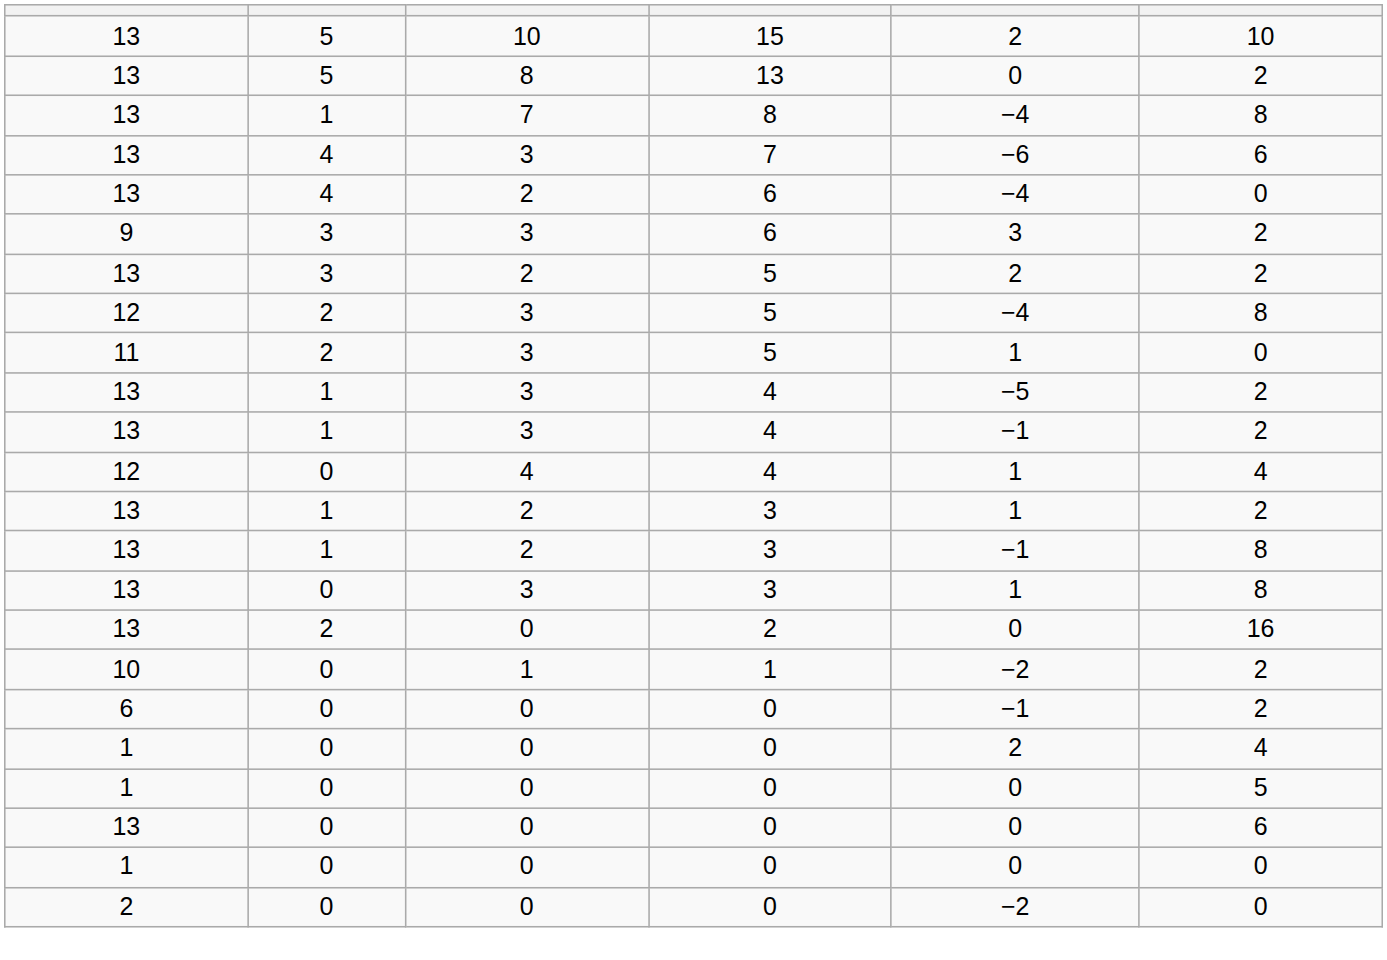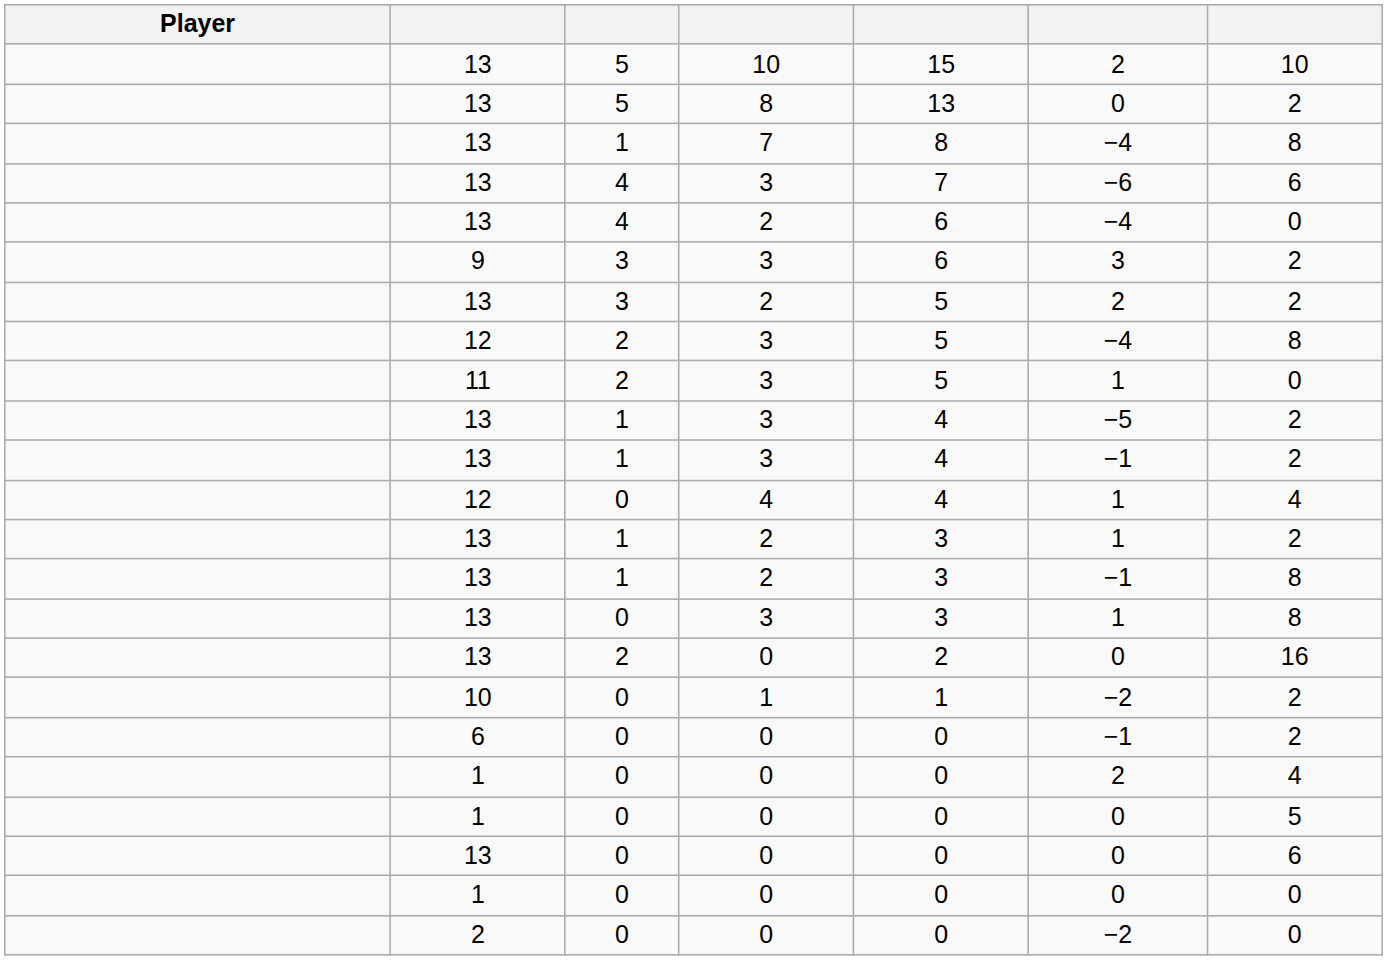+ column: (198, 24)
